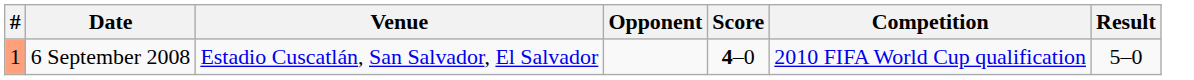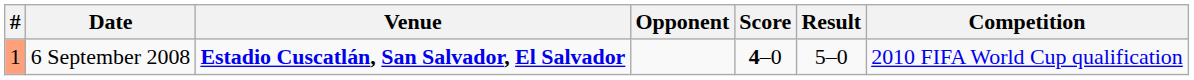columns swapped: (1126, 21) <-> (930, 21)
(399, 56) normal -> (413, 56) bold
